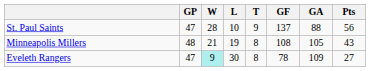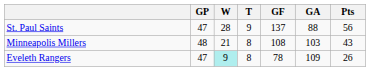- column: (234, 12)
(316, 43) 105 -> (313, 43) 103
(349, 58) 27 -> (348, 58) 26
